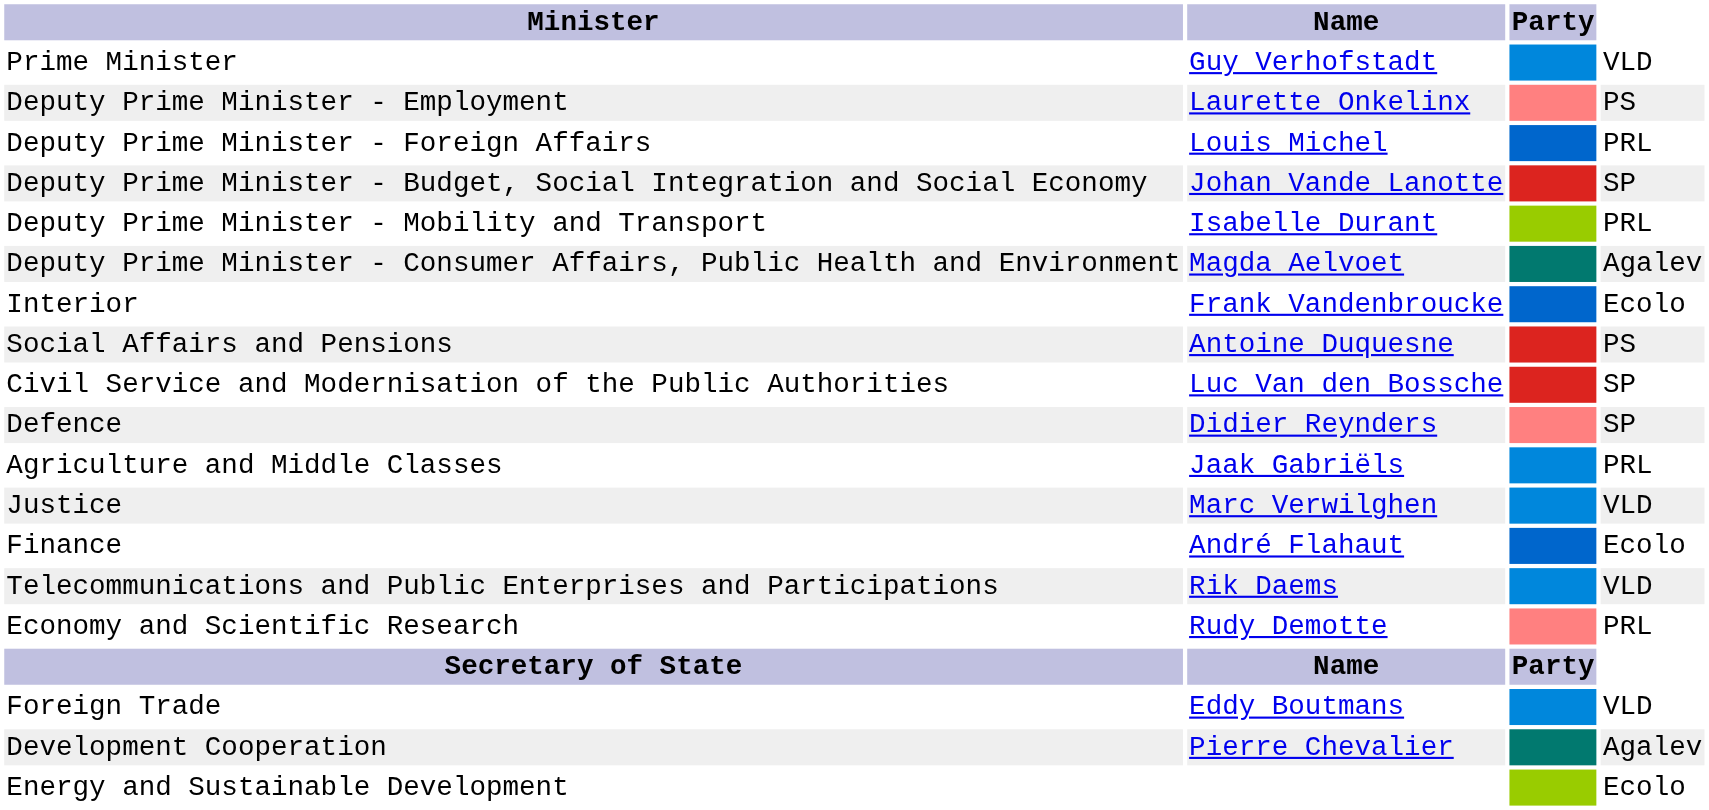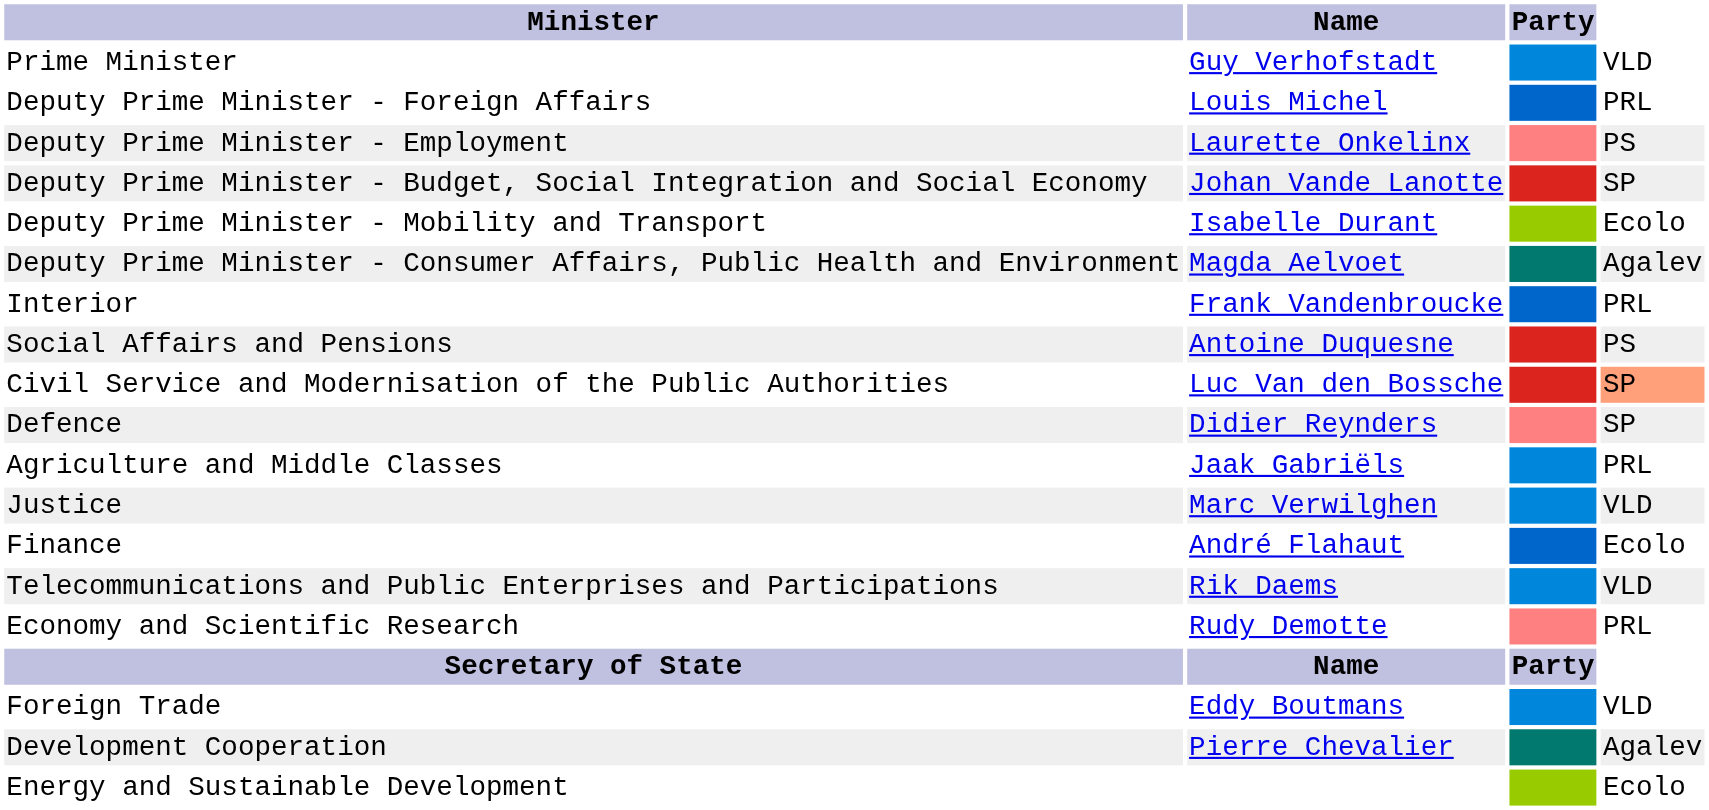rows swapped: (288, 103) <-> (329, 143)
(1628, 224) PRL -> (1644, 224) Ecolo
(1644, 304) Ecolo -> (1628, 304) PRL
(1620, 385) no background -> (1620, 385) lightsalmon background
